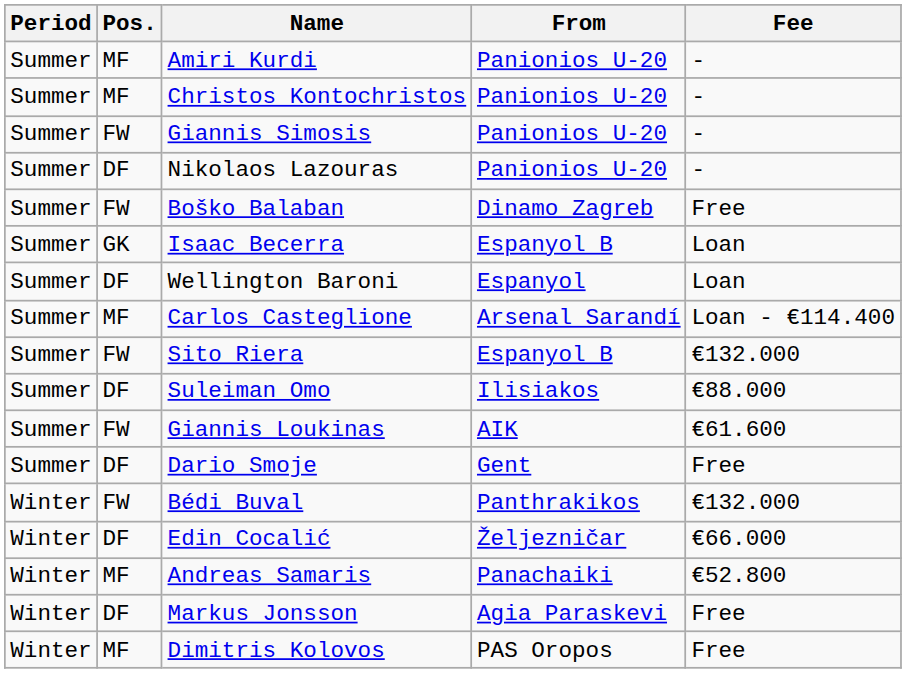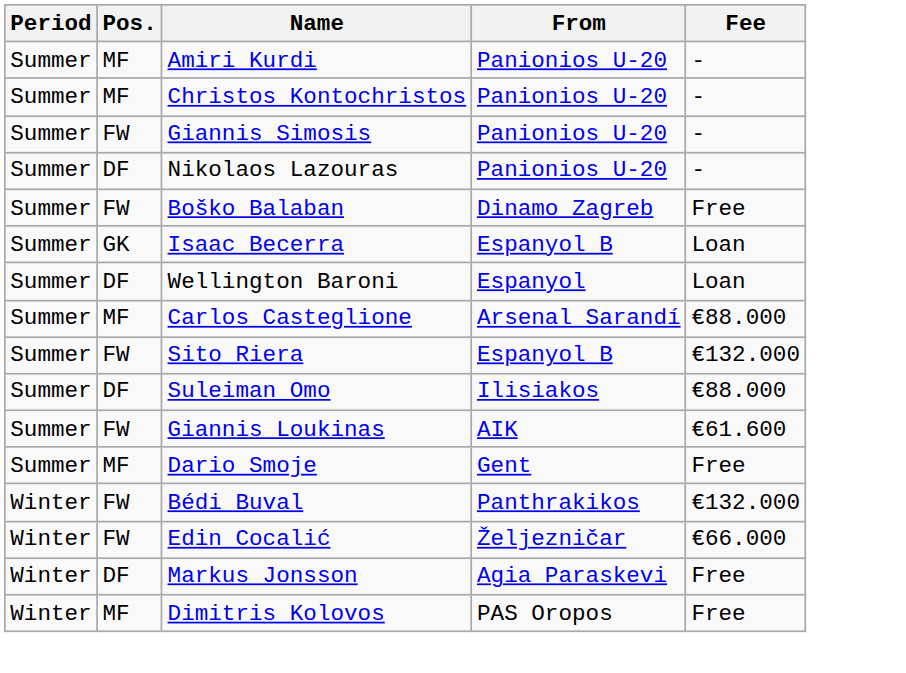(793, 318) Loan - €114.400 -> (739, 318) €88.000
(116, 466) DF -> (116, 466) MF
(116, 539) DF -> (116, 539) FW
- row: (269, 576)
